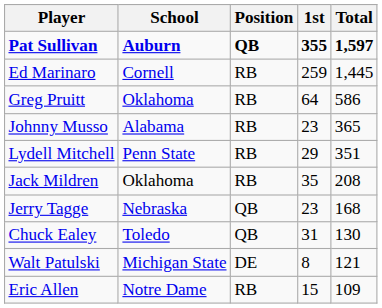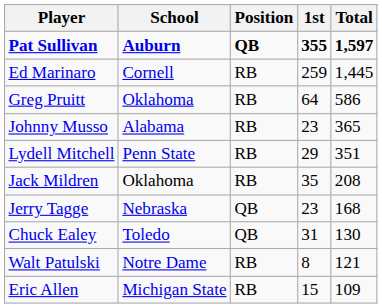(174, 262) Michigan State -> (164, 262) Notre Dame
(246, 262) DE -> (246, 262) RB
(164, 289) Notre Dame -> (174, 289) Michigan State
